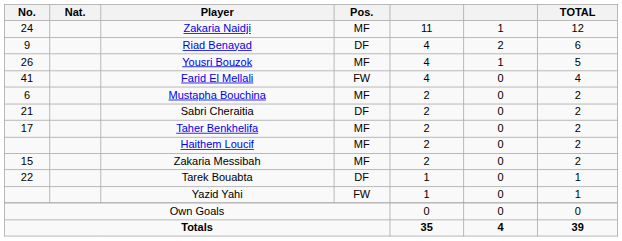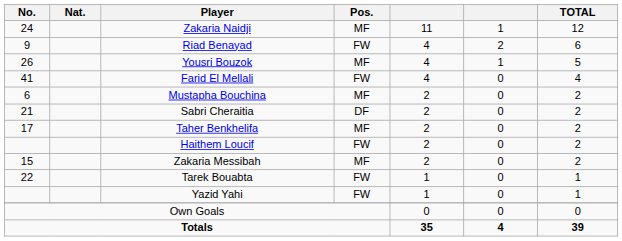(362, 45) DF -> (362, 45) FW
(362, 144) MF -> (362, 144) FW
(362, 177) DF -> (362, 177) FW
